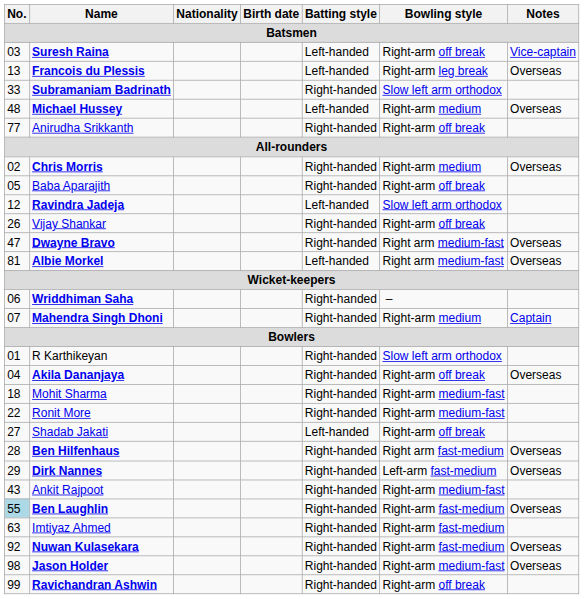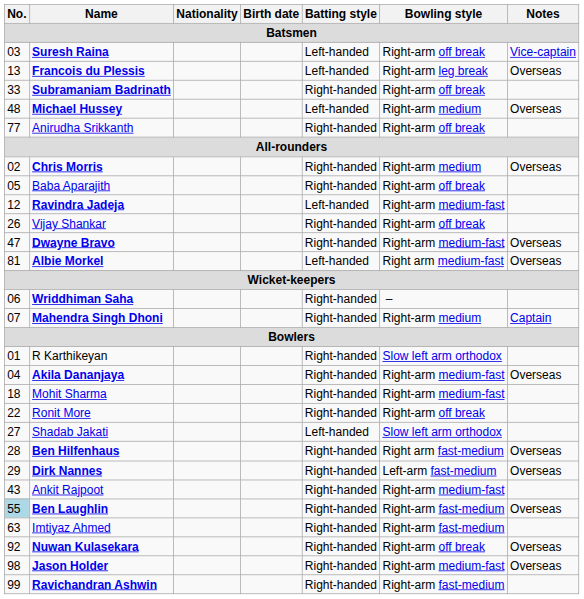(442, 90) Slow left arm orthodox -> (434, 90) Right-arm off break
(442, 204) Slow left arm orthodox -> (443, 204) Right-arm medium-fast
(443, 242) Right arm medium-fast -> (443, 242) Right-arm medium-fast
(434, 375) Right-arm off break -> (443, 375) Right-arm medium-fast
(443, 413) Right-arm medium-fast -> (434, 413) Right-arm off break
(434, 432) Right-arm off break -> (442, 432) Slow left arm orthodox
(443, 546) Right-arm fast-medium -> (434, 546) Right-arm off break
(434, 584) Right-arm off break -> (443, 584) Right-arm fast-medium
